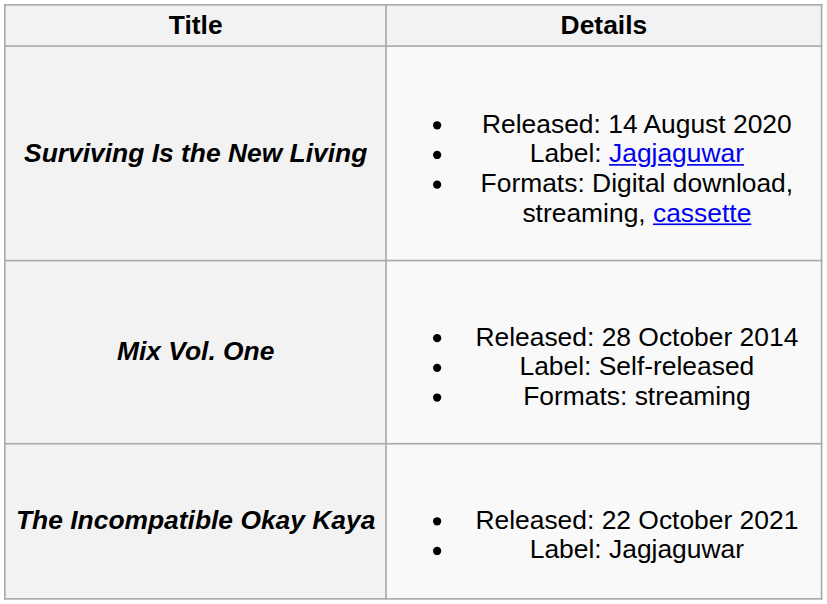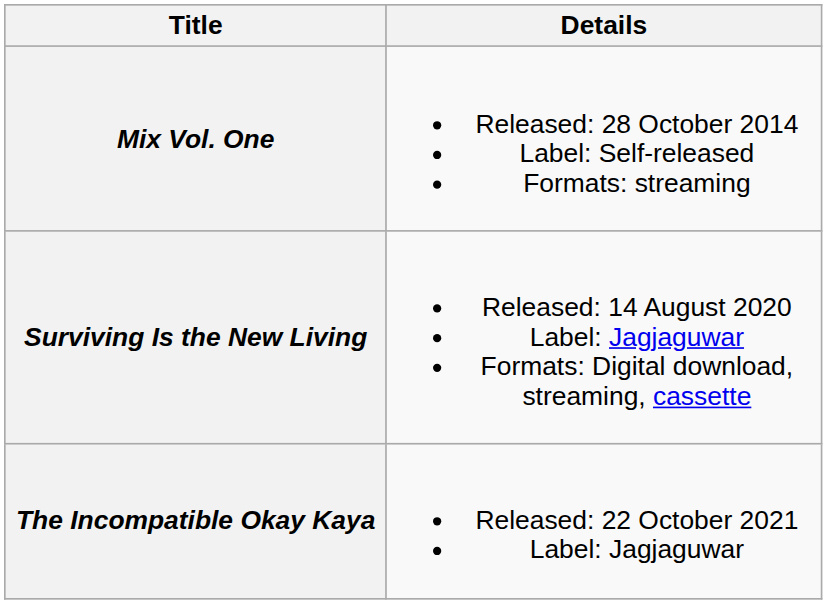rows swapped: (196, 351) <-> (196, 153)
